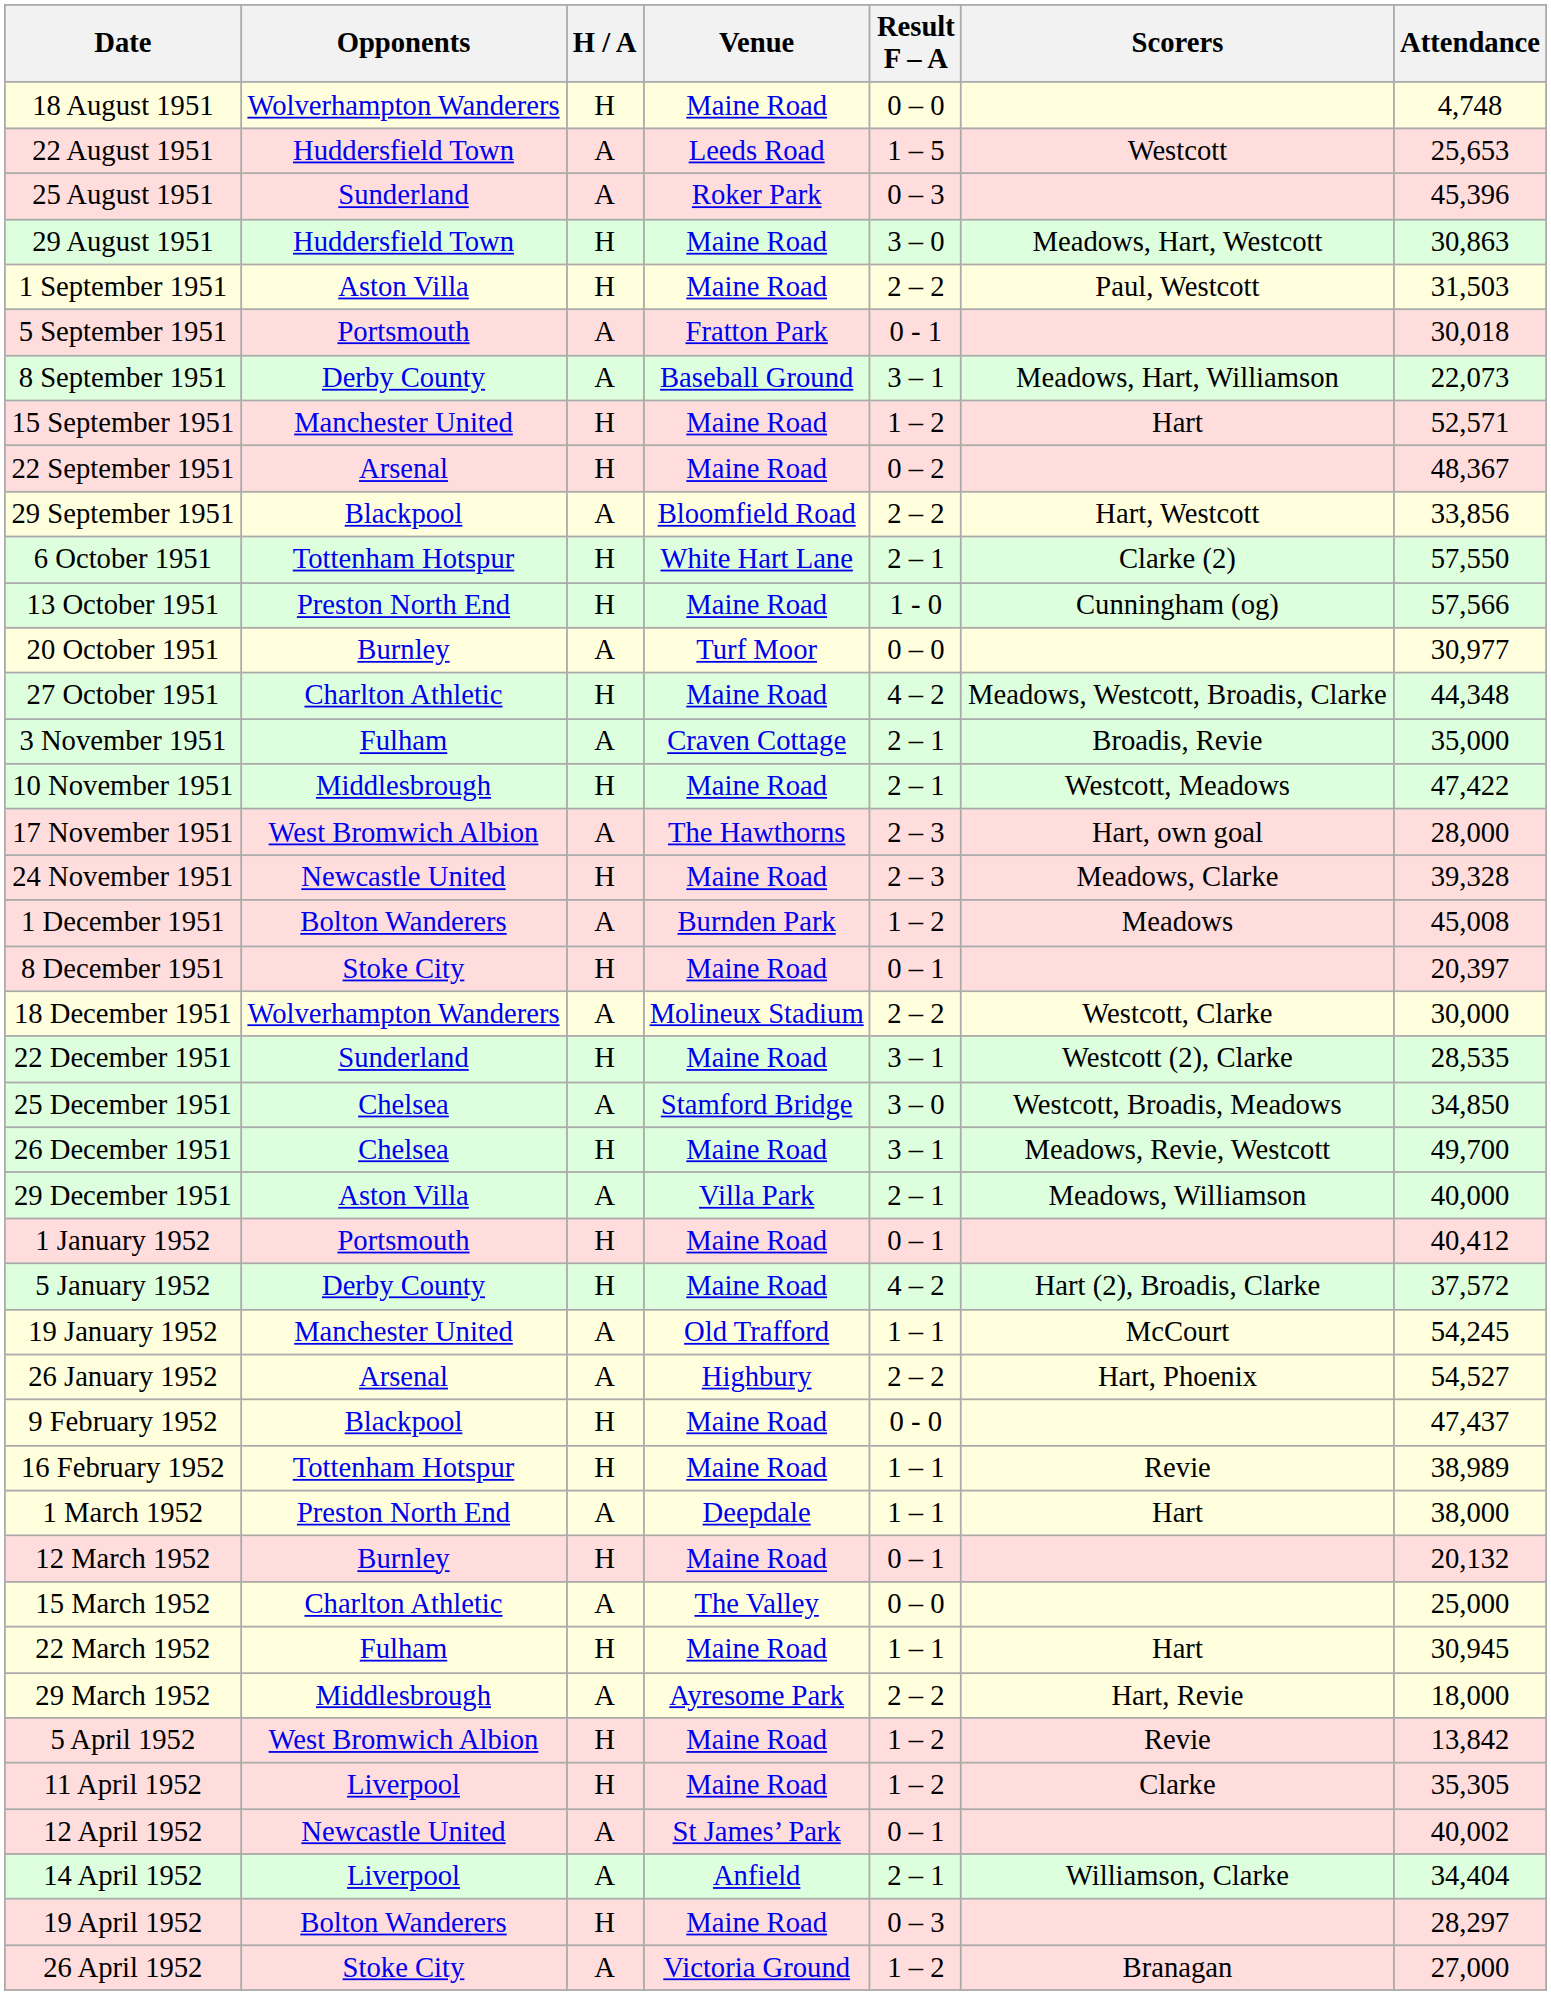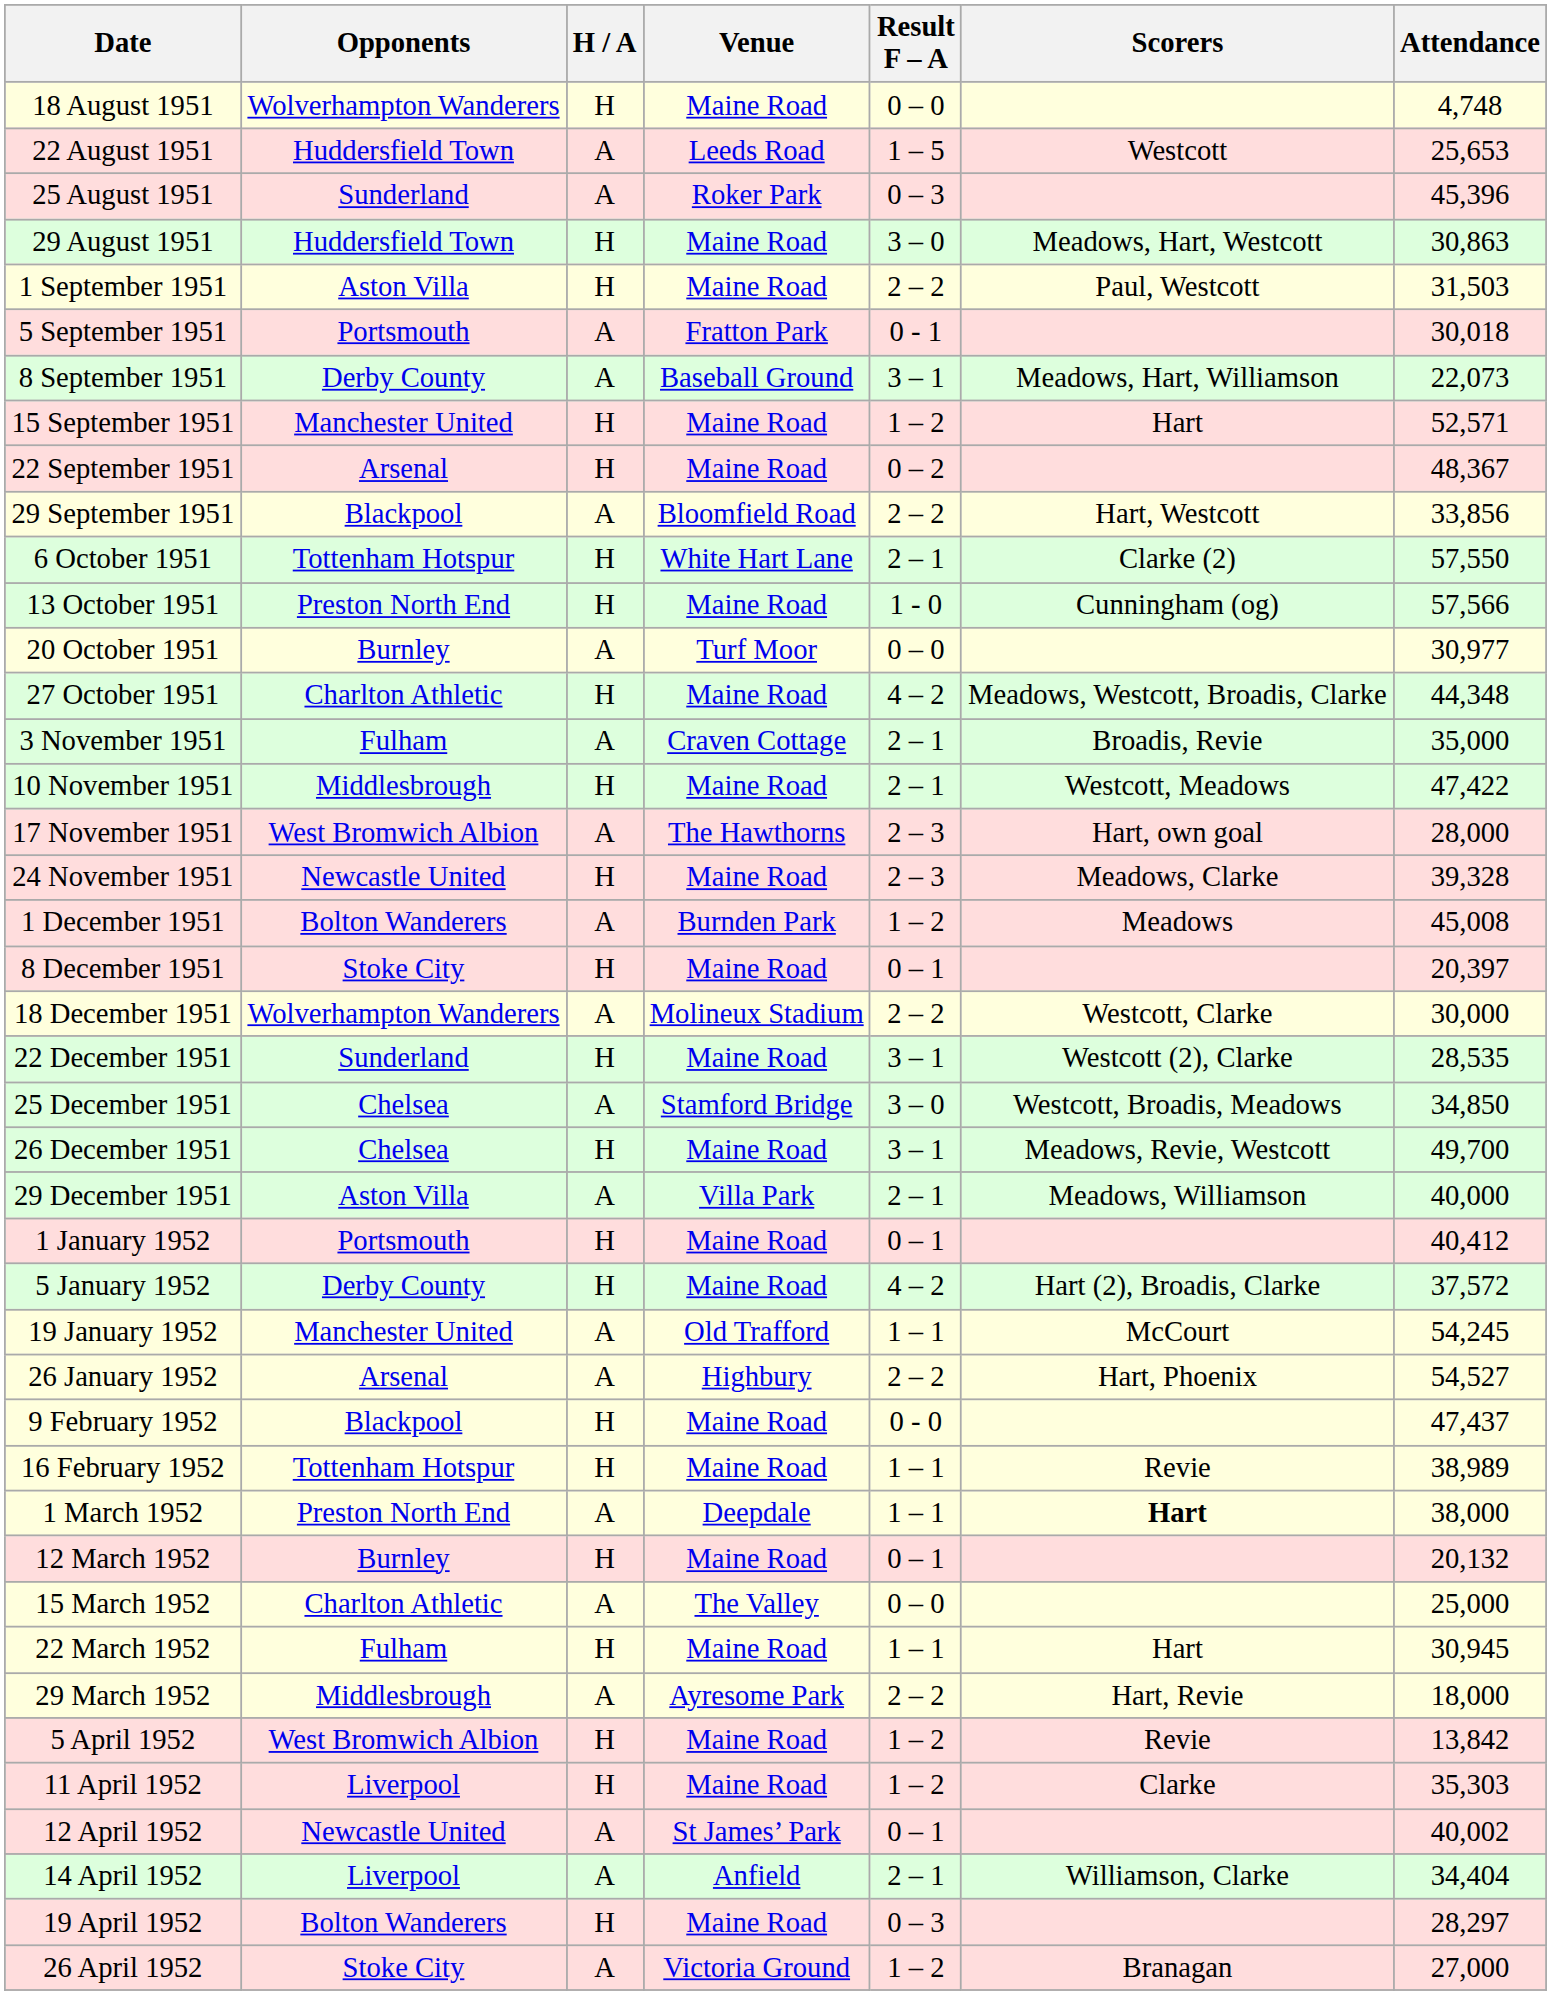(1177, 1512) normal -> (1177, 1512) bold
(1470, 1785) 35,305 -> (1470, 1785) 35,303
